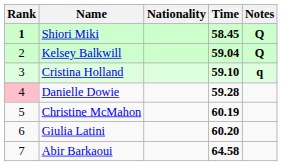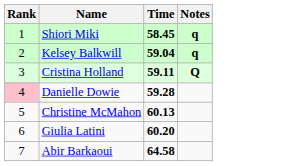- column: (176, 14)
(22, 33) bold -> (22, 33) normal
(260, 33) Q -> (195, 33) q
(260, 53) Q -> (195, 53) q
(225, 72) 59.10 -> (161, 72) 59.11
(260, 72) q -> (195, 72) Q
(225, 111) 60.19 -> (161, 111) 60.13
